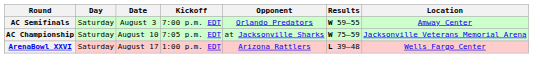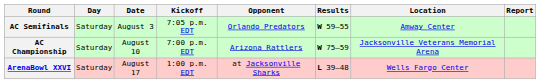+ column: (520, 11)
(192, 23) 7:00 p.m. EDT -> (187, 27) 7:05 p.m. EDT
(192, 35) 7:05 p.m. EDT -> (187, 48) 7:00 p.m. EDT
(274, 35) at Jacksonville Sharks -> (266, 48) Arizona Rattlers
(274, 47) Arizona Rattlers -> (266, 69) at Jacksonville Sharks
